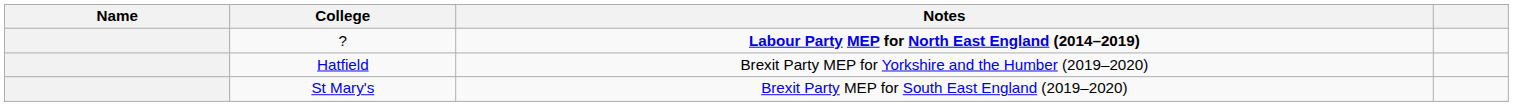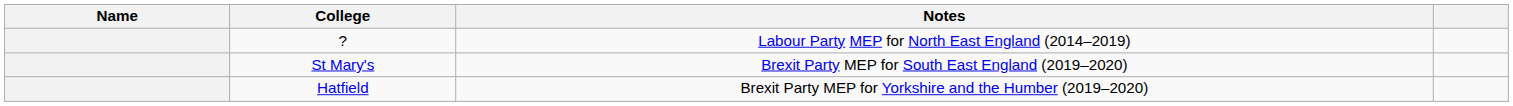(944, 40) bold -> (944, 40) normal
rows swapped: (343, 88) <-> (343, 64)
